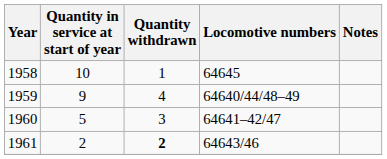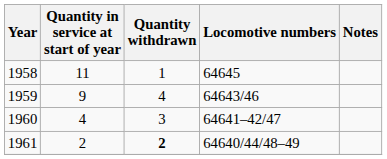(82, 72) 10 -> (82, 72) 11
(251, 95) 64640/44/48–49 -> (231, 95) 64643/46
(82, 119) 5 -> (82, 119) 4
(231, 142) 64643/46 -> (251, 142) 64640/44/48–49
